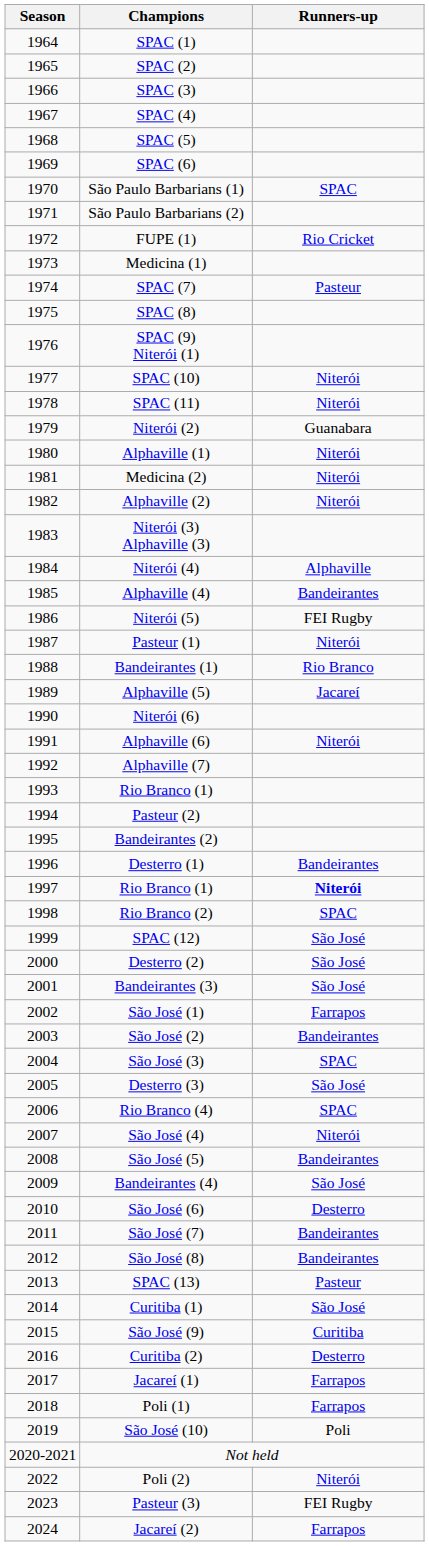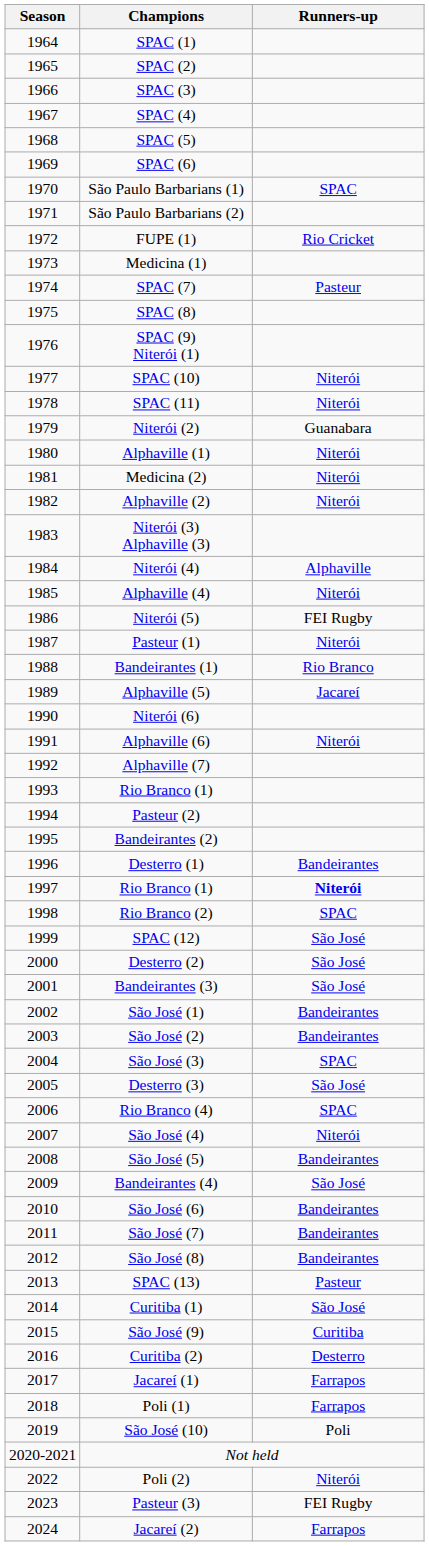(338, 593) Bandeirantes -> (338, 593) Niterói
(338, 1011) Farrapos -> (338, 1011) Bandeirantes
(338, 1208) Desterro -> (338, 1208) Bandeirantes
